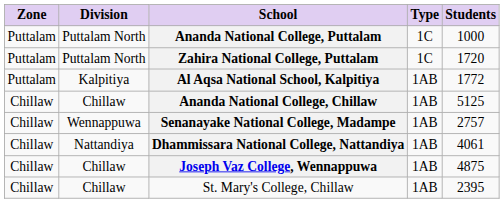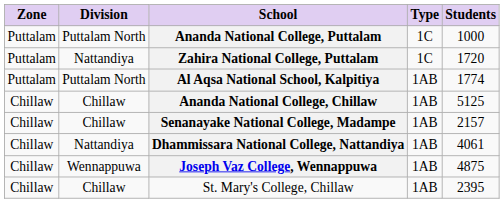(104, 58) Puttalam North -> (104, 58) Nattandiya
(104, 79) Kalpitiya -> (104, 79) Puttalam North
(471, 79) 1772 -> (471, 79) 1774
(104, 123) Wennappuwa -> (104, 123) Chillaw
(471, 123) 2757 -> (471, 123) 2157
(104, 166) Chillaw -> (104, 166) Wennappuwa
